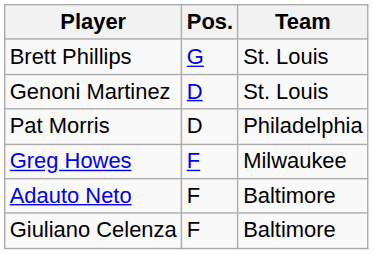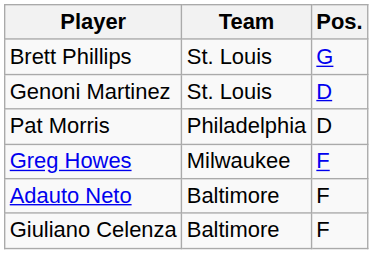columns swapped: (210, 21) <-> (303, 21)
